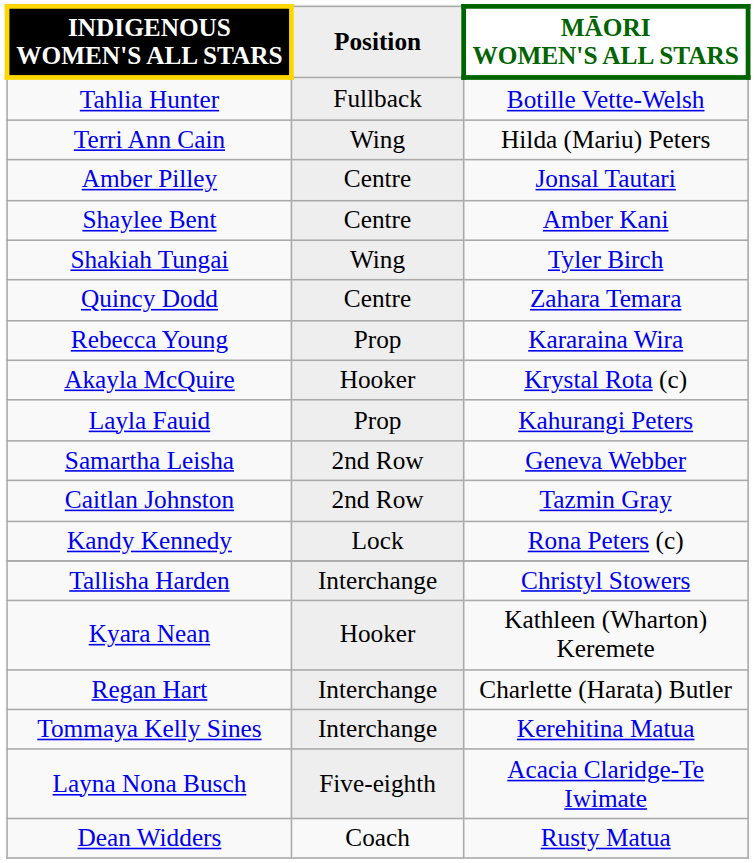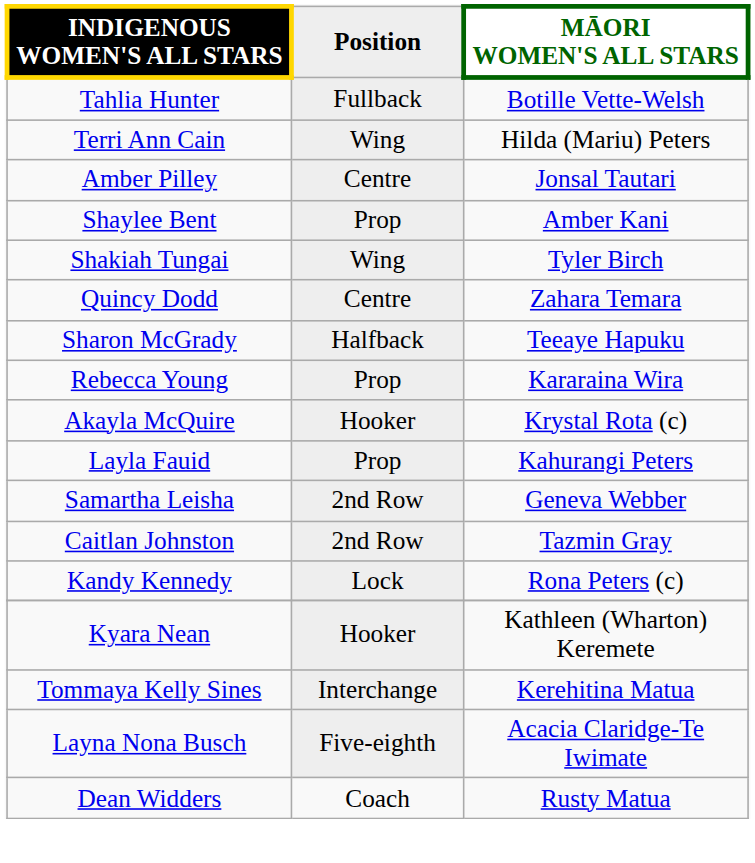(378, 219) Centre -> (378, 219) Prop
+ row: (149, 339)
- row: (149, 580)
- row: (149, 689)
